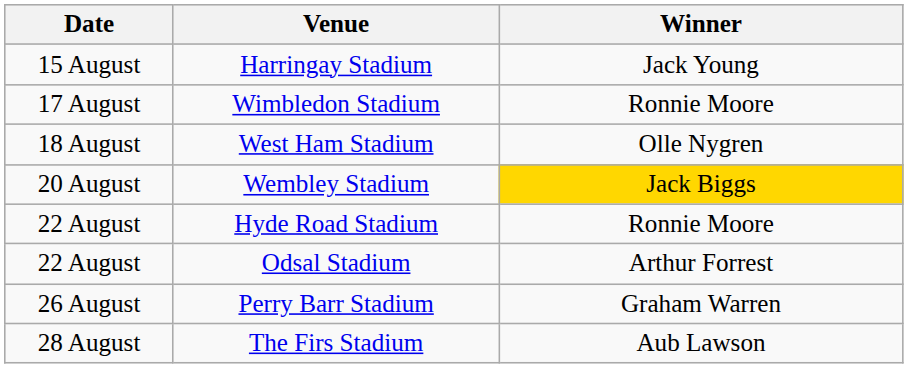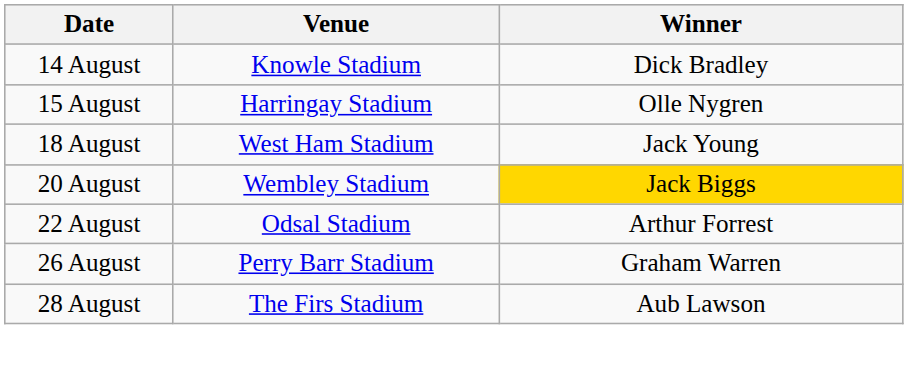+ row: (336, 64)
(701, 64) Jack Young -> (701, 104) Olle Nygren
- row: (336, 104)
(701, 143) Olle Nygren -> (701, 143) Jack Young
- row: (336, 223)
